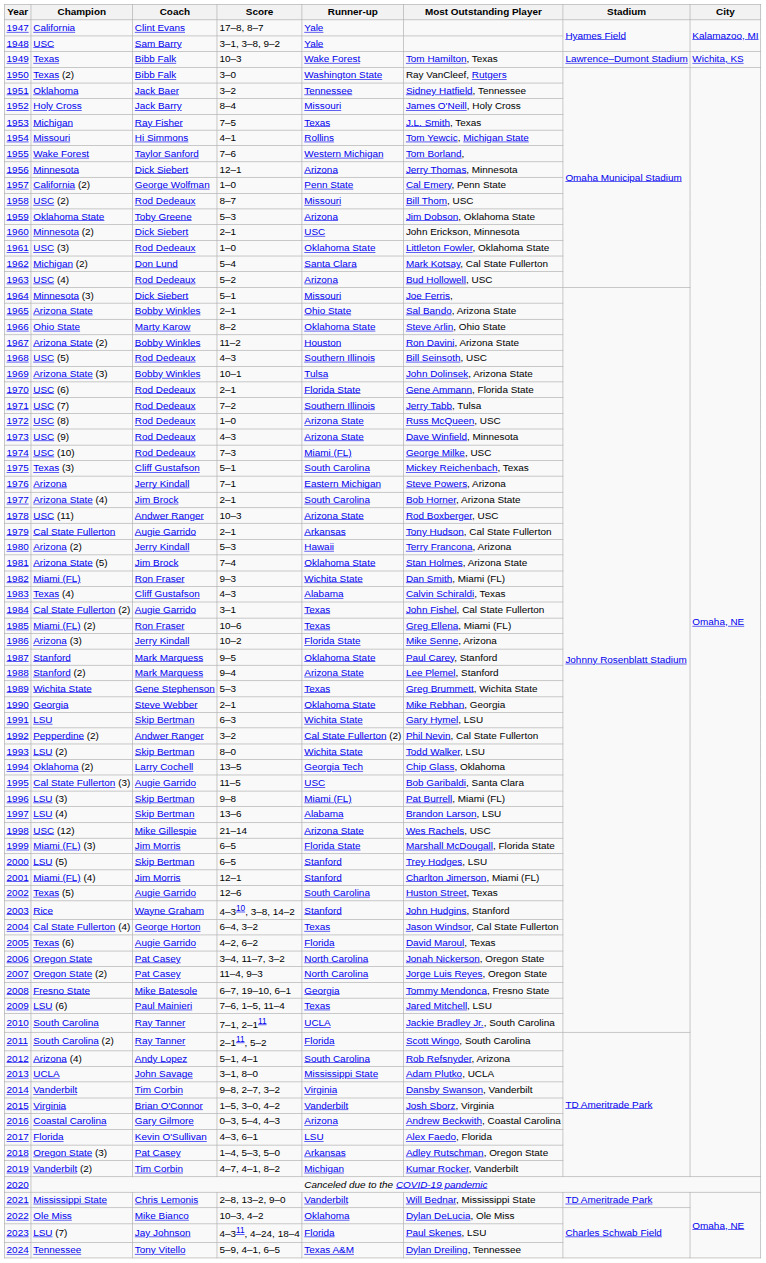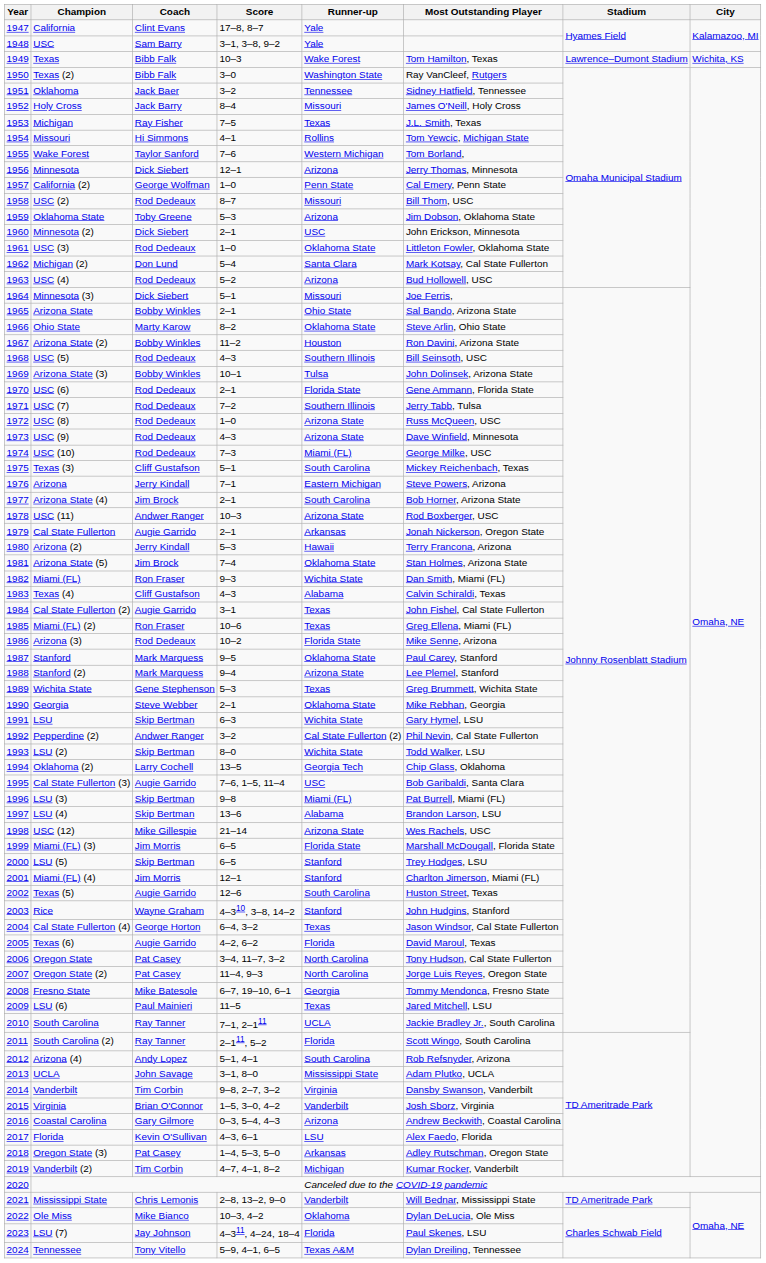(479, 531) Tony Hudson, Cal State Fullerton -> (475, 531) Jonah Nickerson, Oregon State
(162, 641) Jerry Kindall -> (165, 641) Rod Dedeaux
(230, 783) 11–5 -> (252, 783) 7–6, 1–5, 11–4
(475, 958) Jonah Nickerson, Oregon State -> (479, 958) Tony Hudson, Cal State Fullerton
(252, 1006) 7–6, 1–5, 11–4 -> (230, 1006) 11–5
